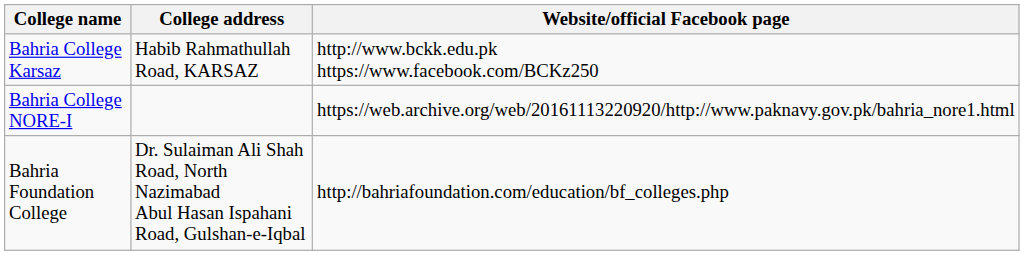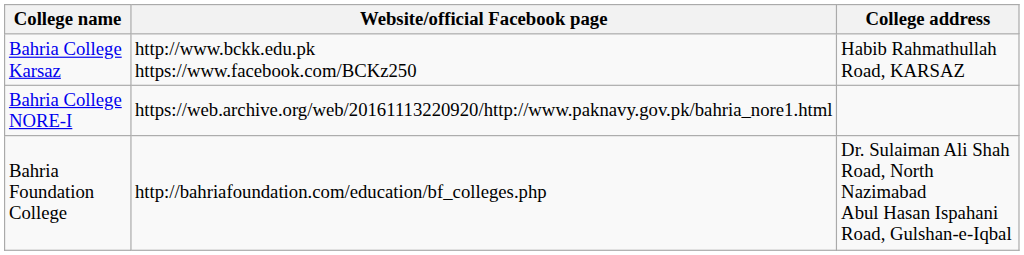columns swapped: (222, 19) <-> (666, 19)
